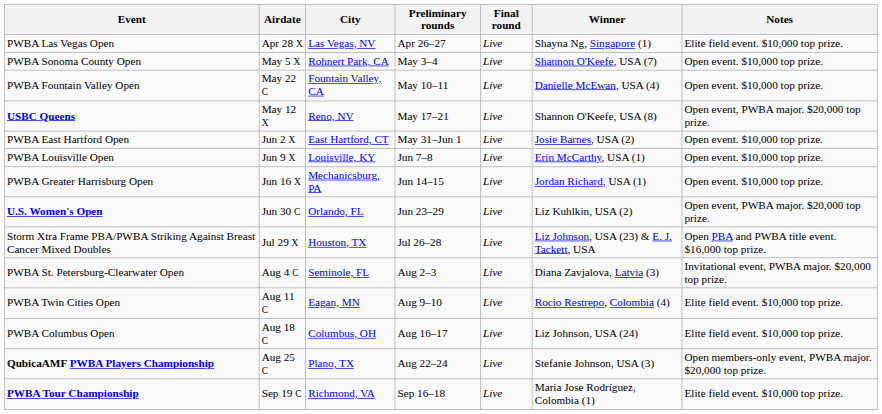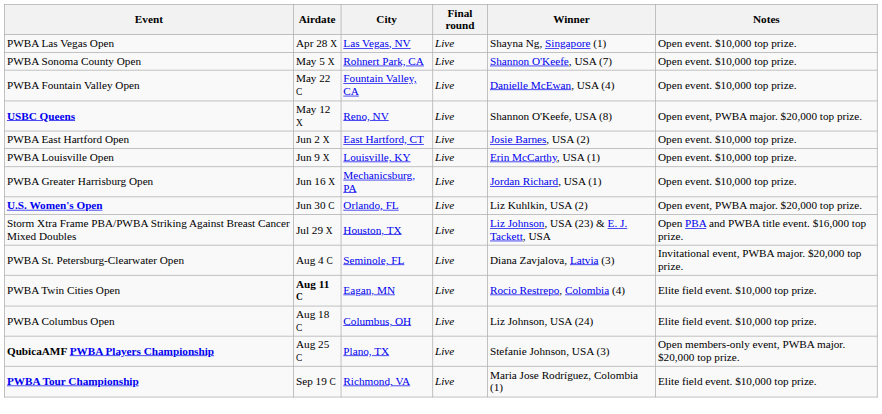- column: (438, 19)
(764, 43) Elite field event. $10,000 top prize. -> (727, 43) Open event. $10,000 top prize.
(278, 303) normal -> (313, 290) bold
